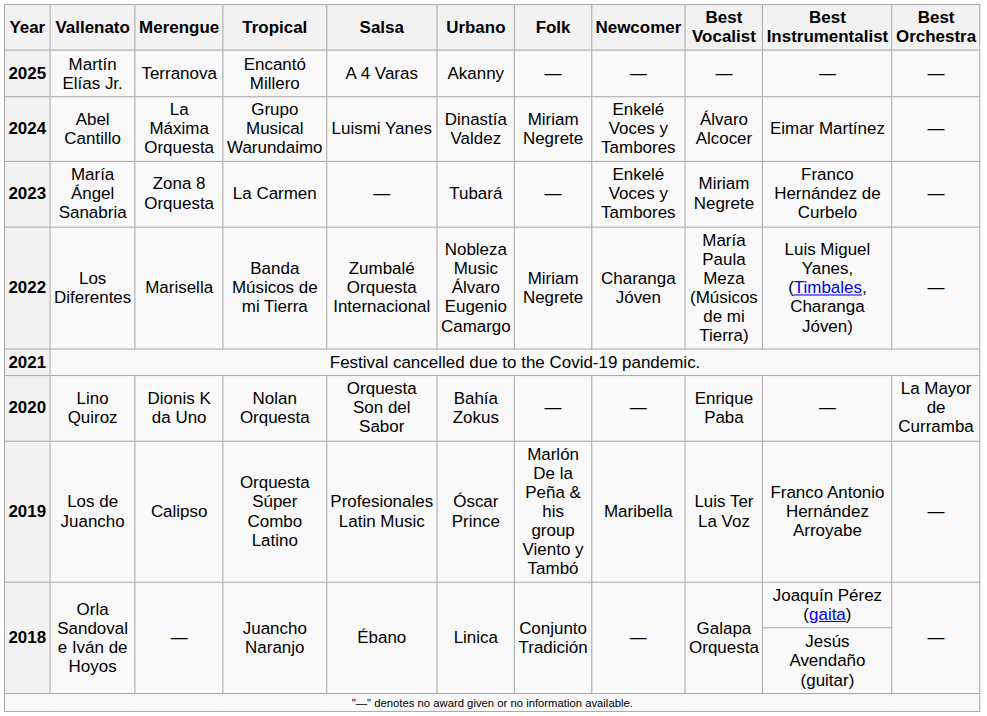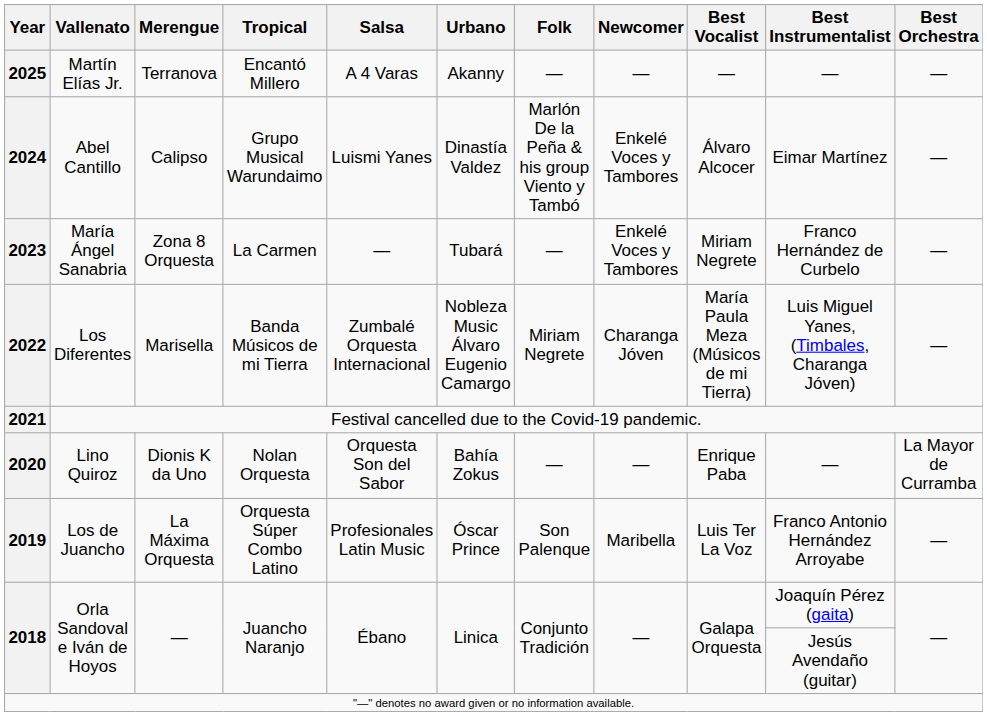(179, 128) La Máxima Orquesta -> (179, 157) Calipso
(553, 128) Miriam Negrete -> (554, 157) Marlón De la Peña & his group Viento y Tambó
(179, 511) Calipso -> (179, 540) La Máxima Orquesta
(553, 511) Marlón De la Peña & his group Viento y Tambó -> (554, 540) Son Palenque
